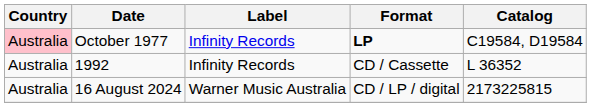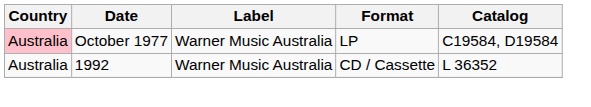(242, 41) Infinity Records -> (254, 41) Warner Music Australia
(363, 41) bold -> (349, 41) normal
(242, 65) Infinity Records -> (254, 65) Warner Music Australia
- row: (128, 89)
